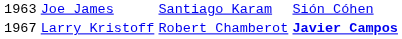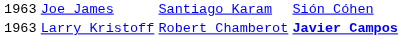(20, 29) 1967 -> (20, 29) 1963
